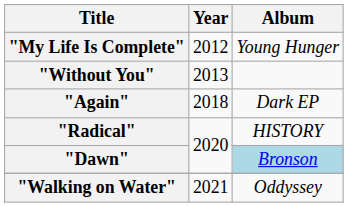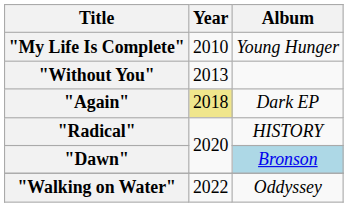(211, 46) 2012 -> (211, 46) 2010
(211, 103) no background -> (211, 103) khaki background
(211, 187) 2021 -> (211, 187) 2022
